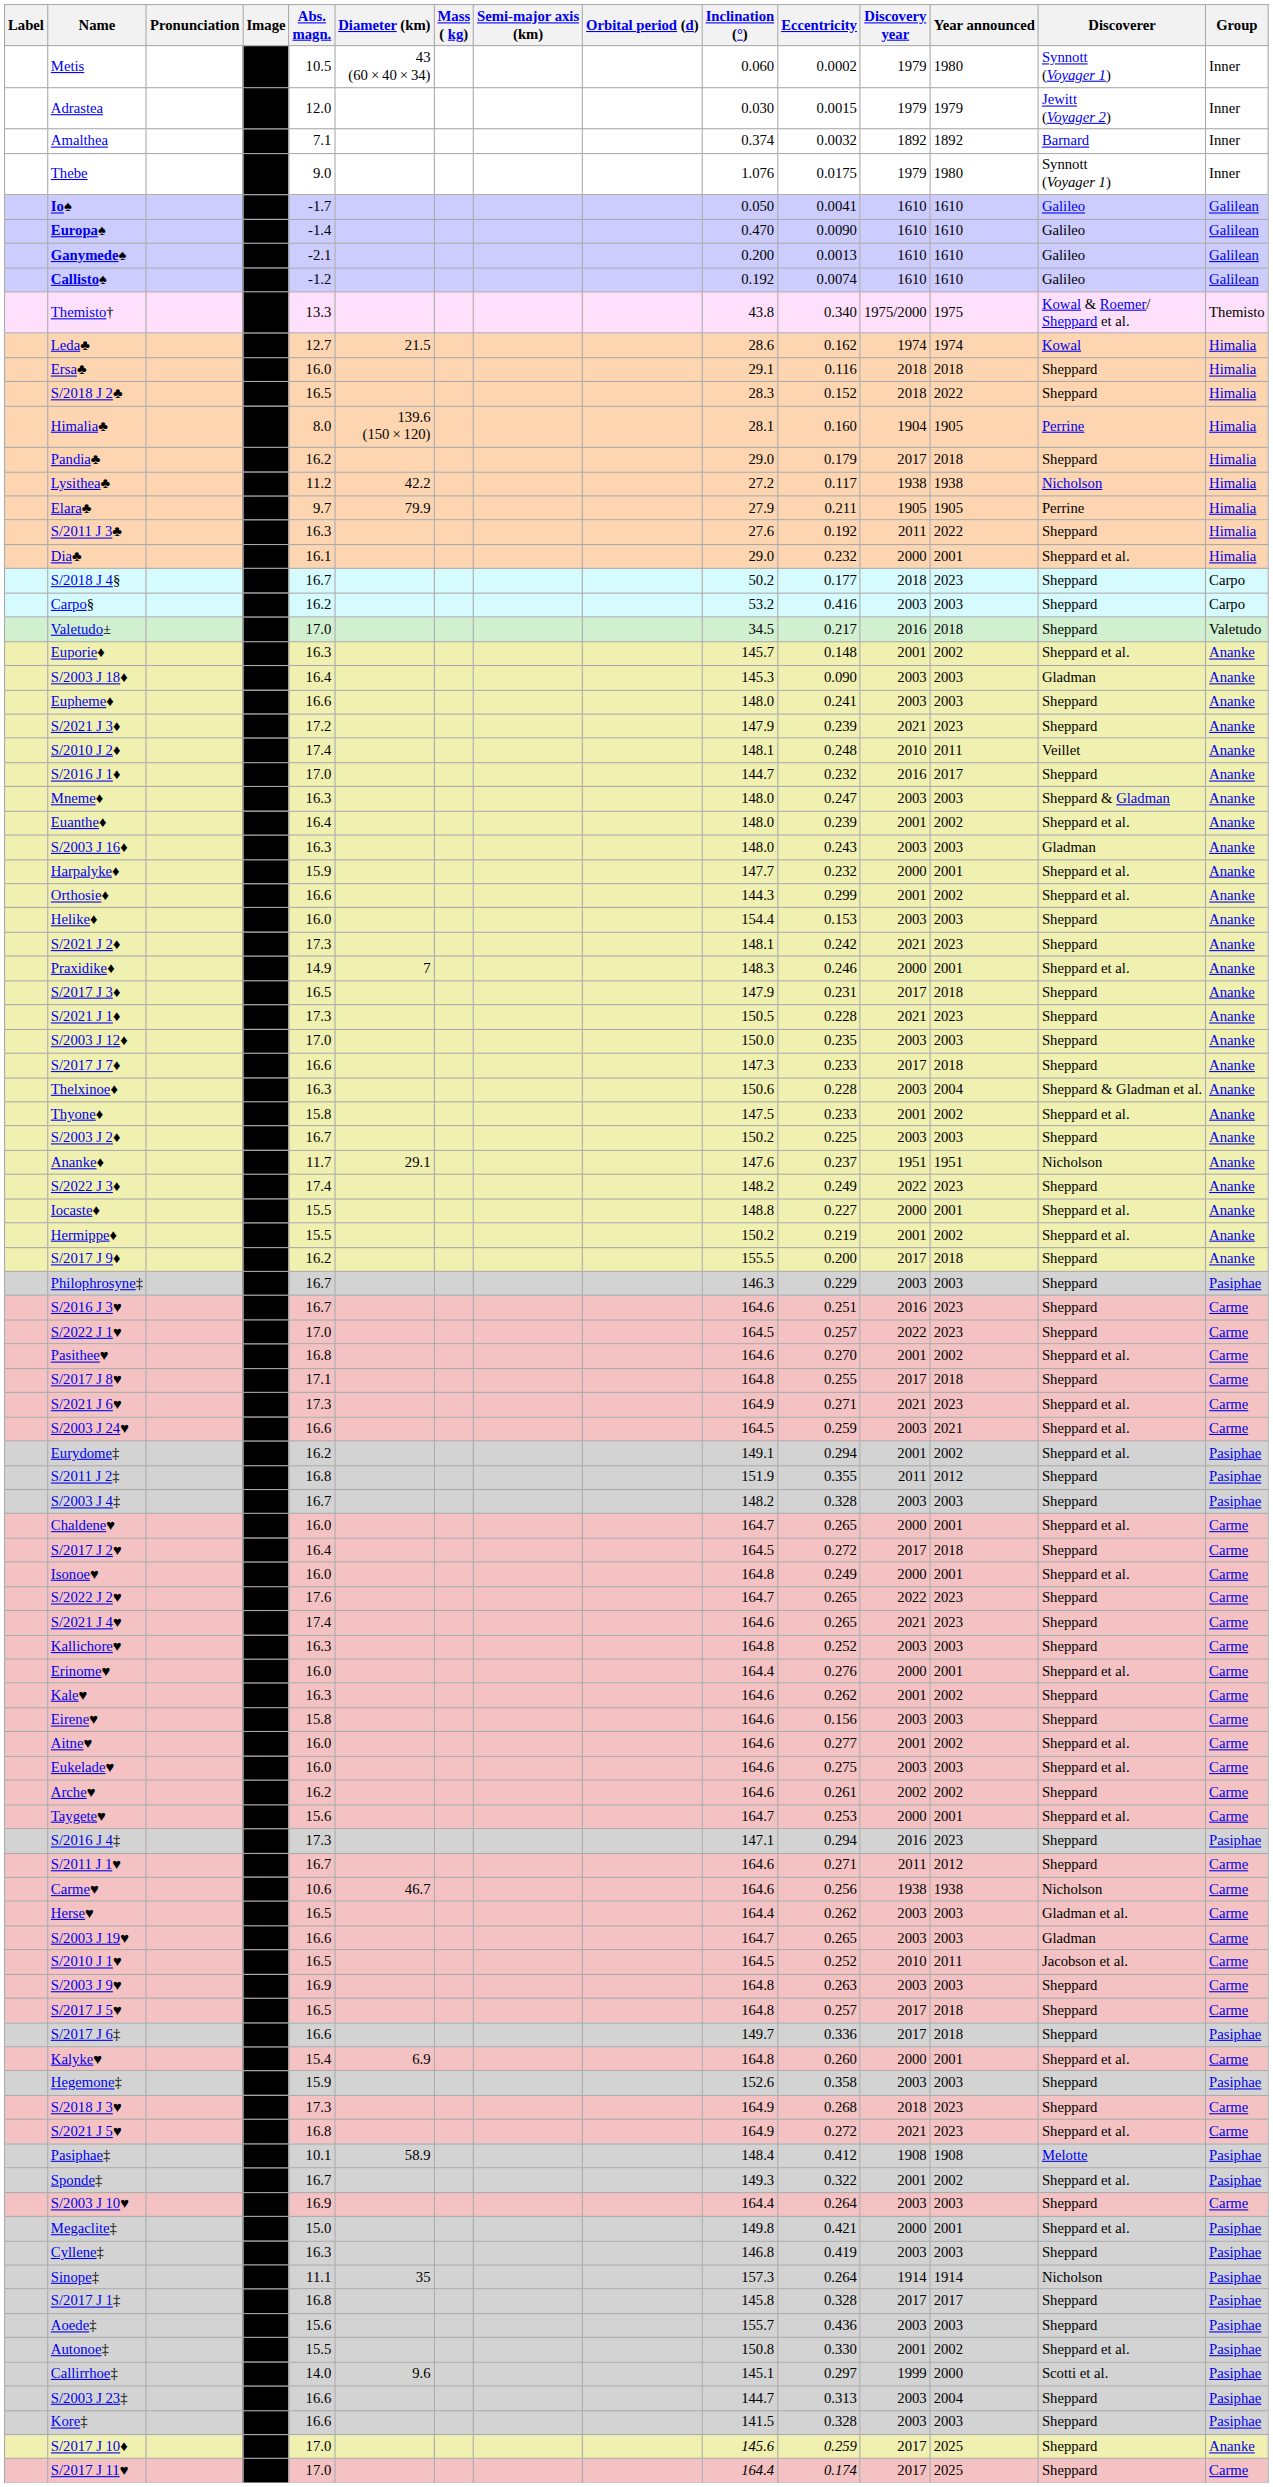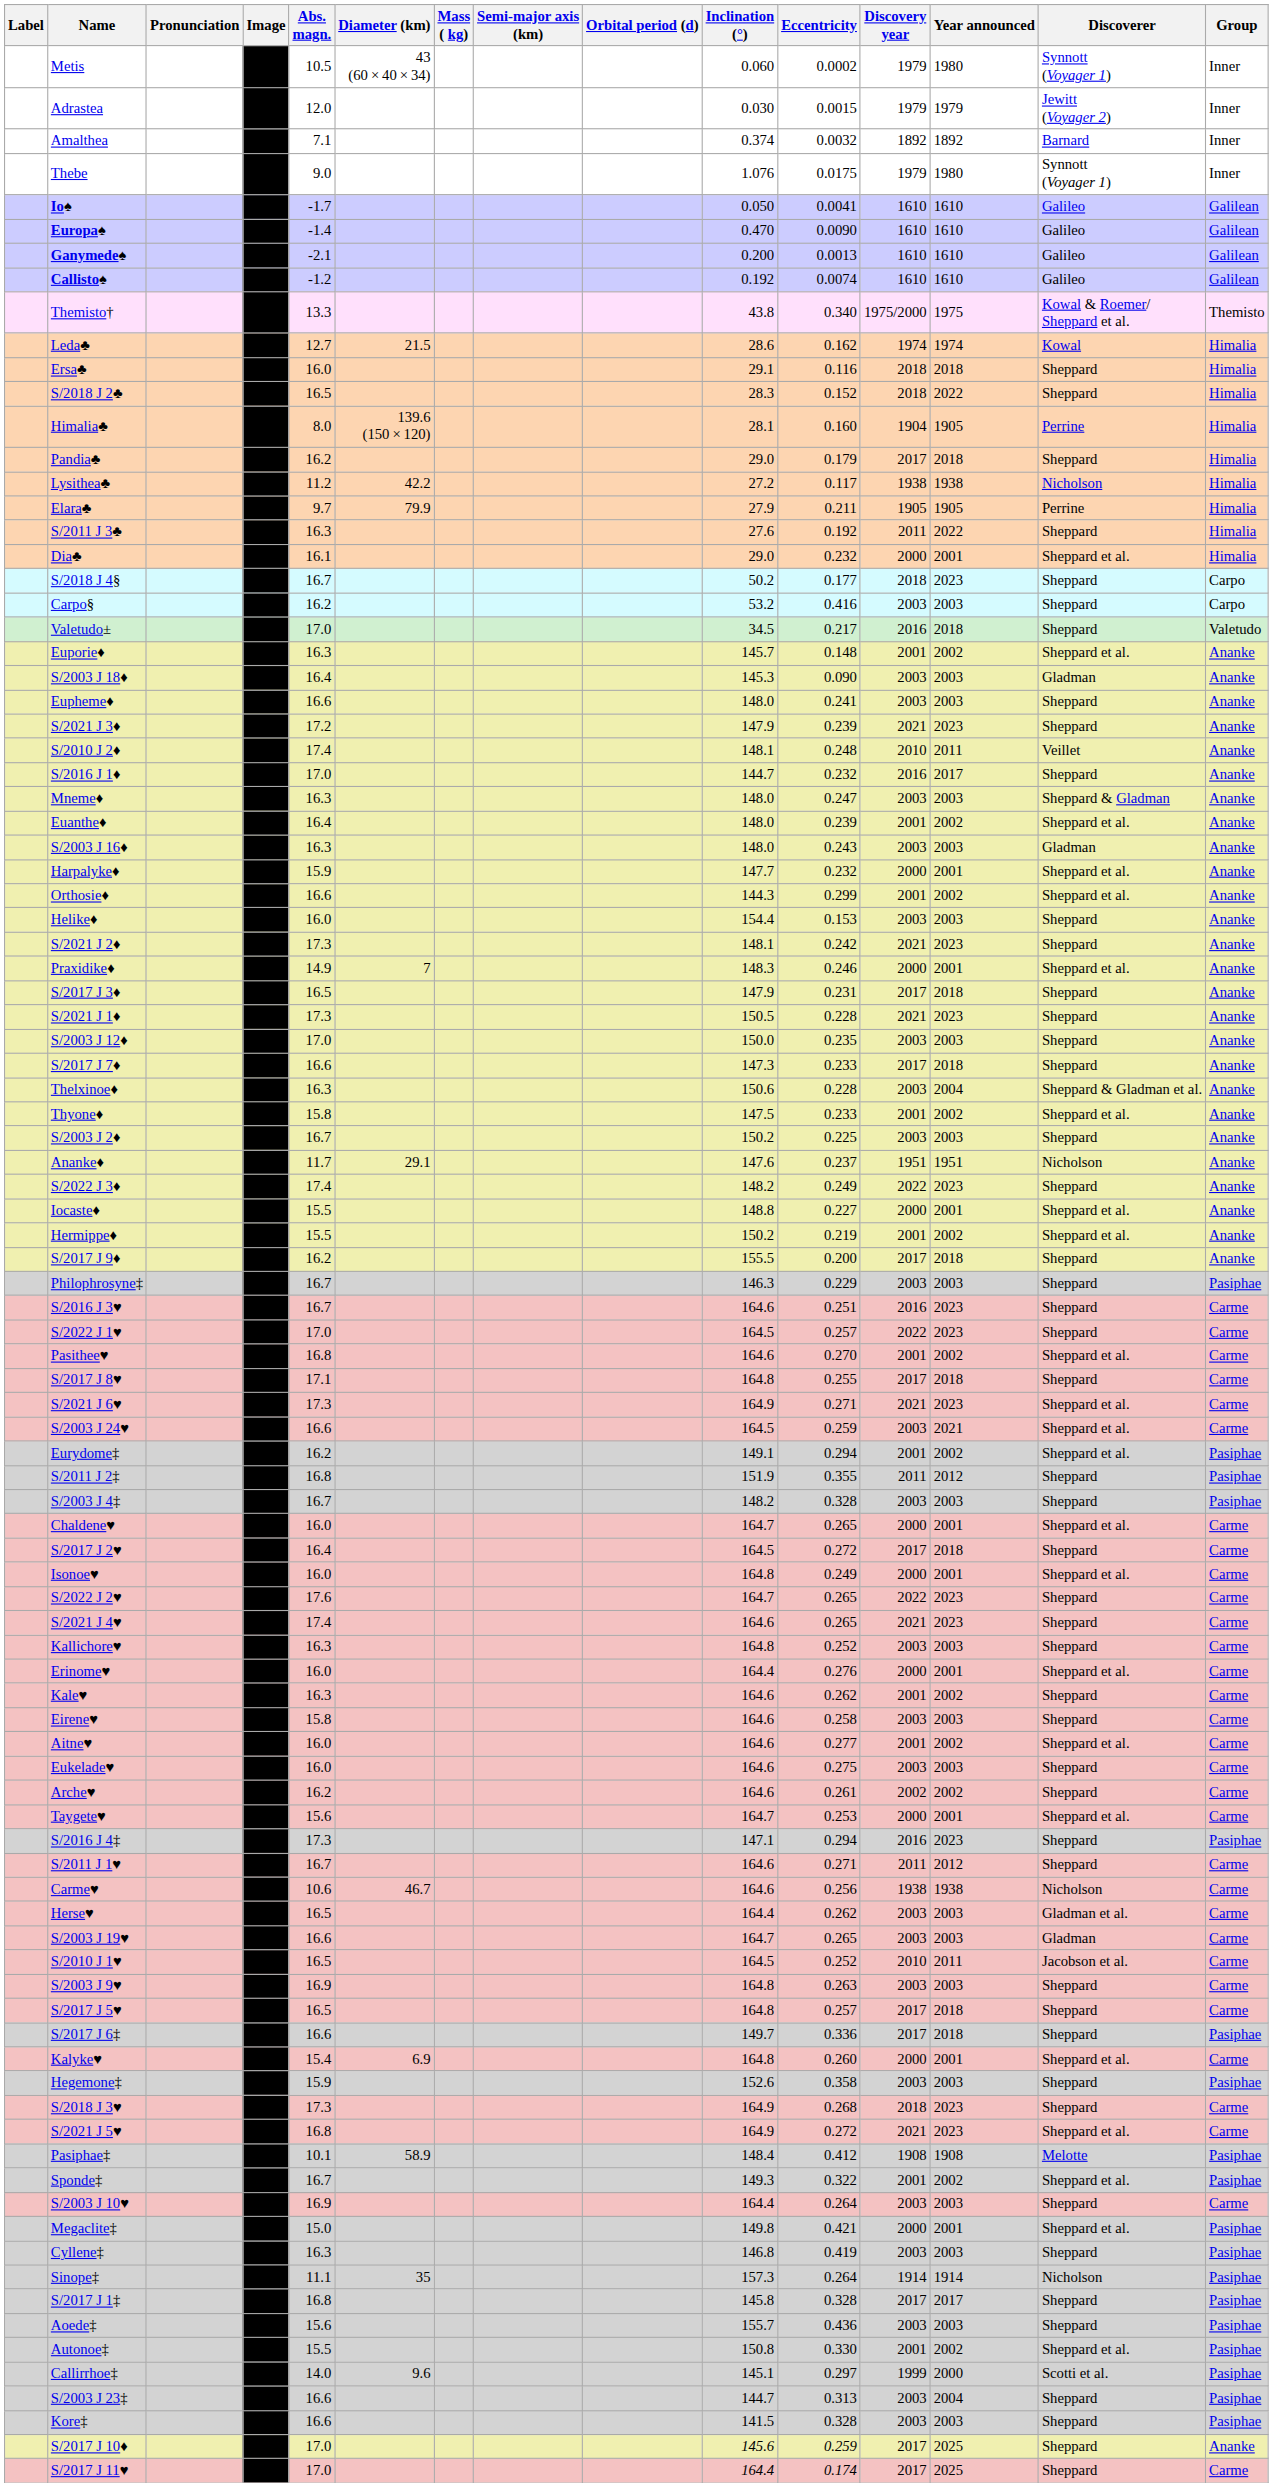(840, 1719) 0.156 -> (840, 1719) 0.258
(1086, 1767) Sheppard et al. -> (1070, 1767) Sheppard
